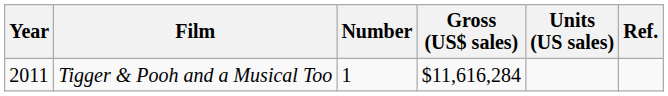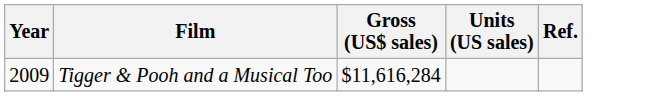- column: (377, 31)
(29, 74) 2011 -> (29, 74) 2009
